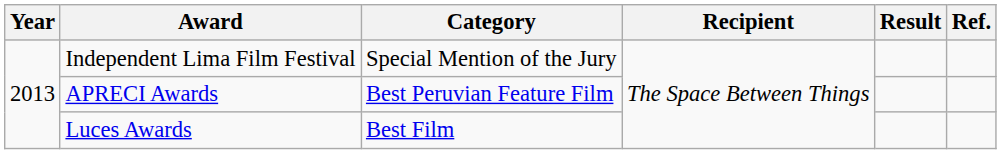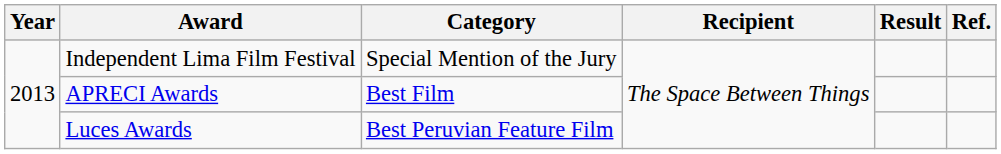(490, 93) Best Peruvian Feature Film -> (410, 93) Best Film
(410, 129) Best Film -> (490, 129) Best Peruvian Feature Film
